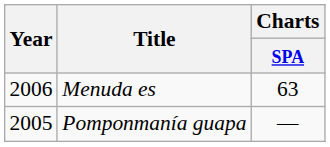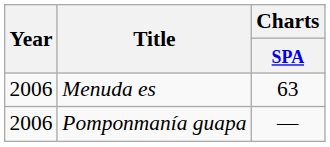(31, 123) 2005 -> (31, 123) 2006
